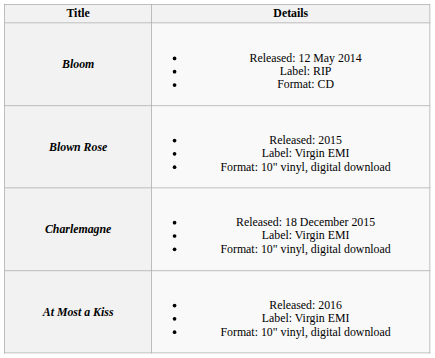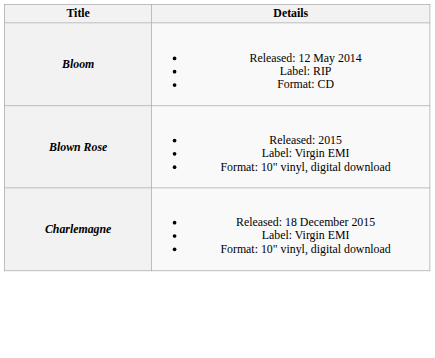- row: (78, 311)
